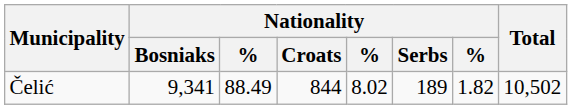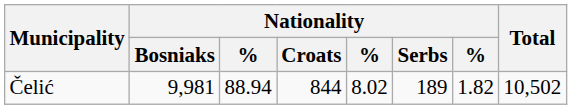(191, 87) 9,341 -> (191, 87) 9,981
(248, 87) 88.49 -> (248, 87) 88.94
